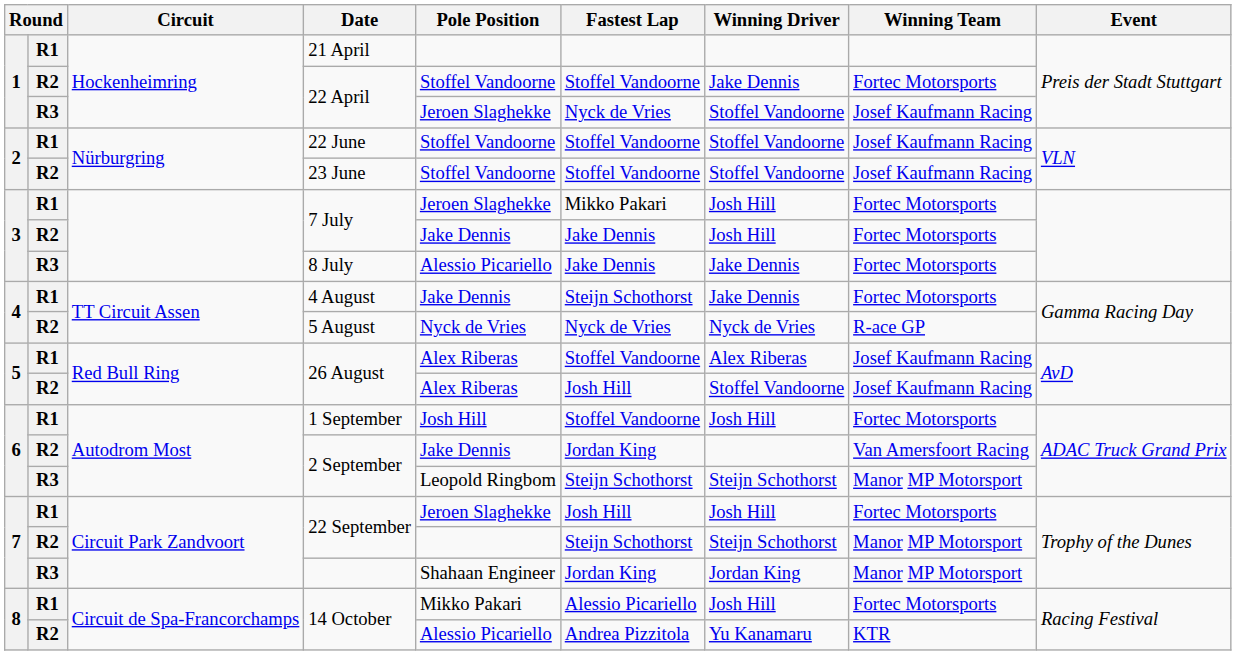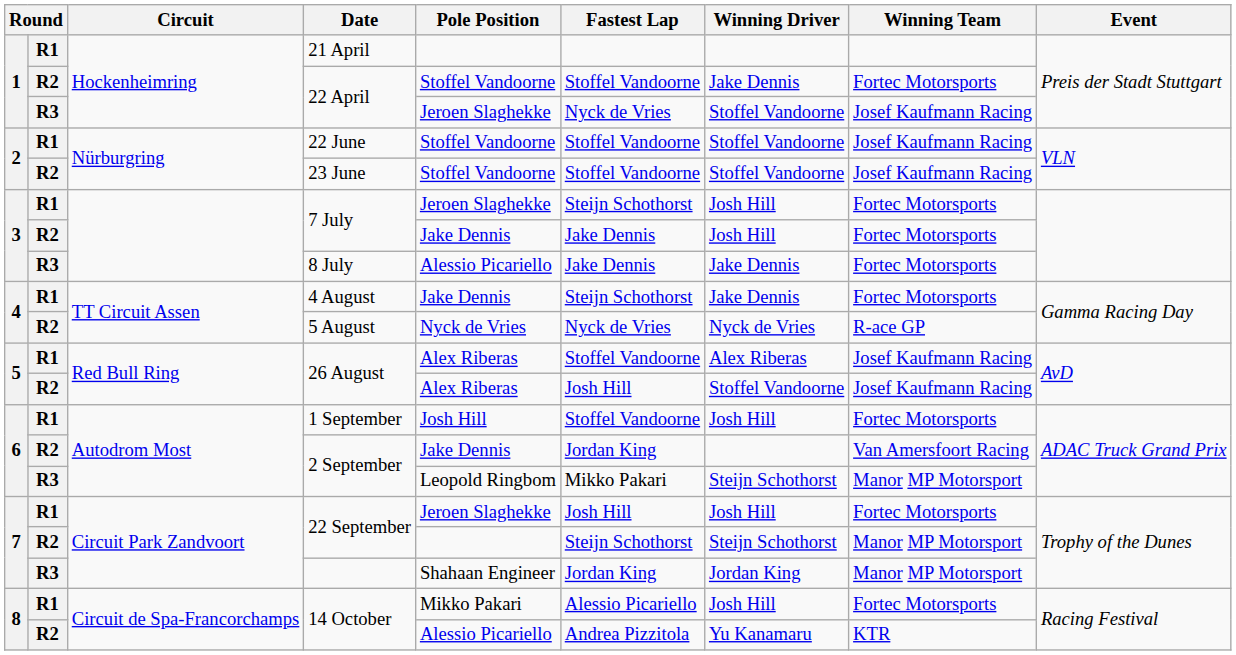(616, 203) Mikko Pakari -> (629, 203) Steijn Schothorst
(629, 480) Steijn Schothorst -> (616, 480) Mikko Pakari
